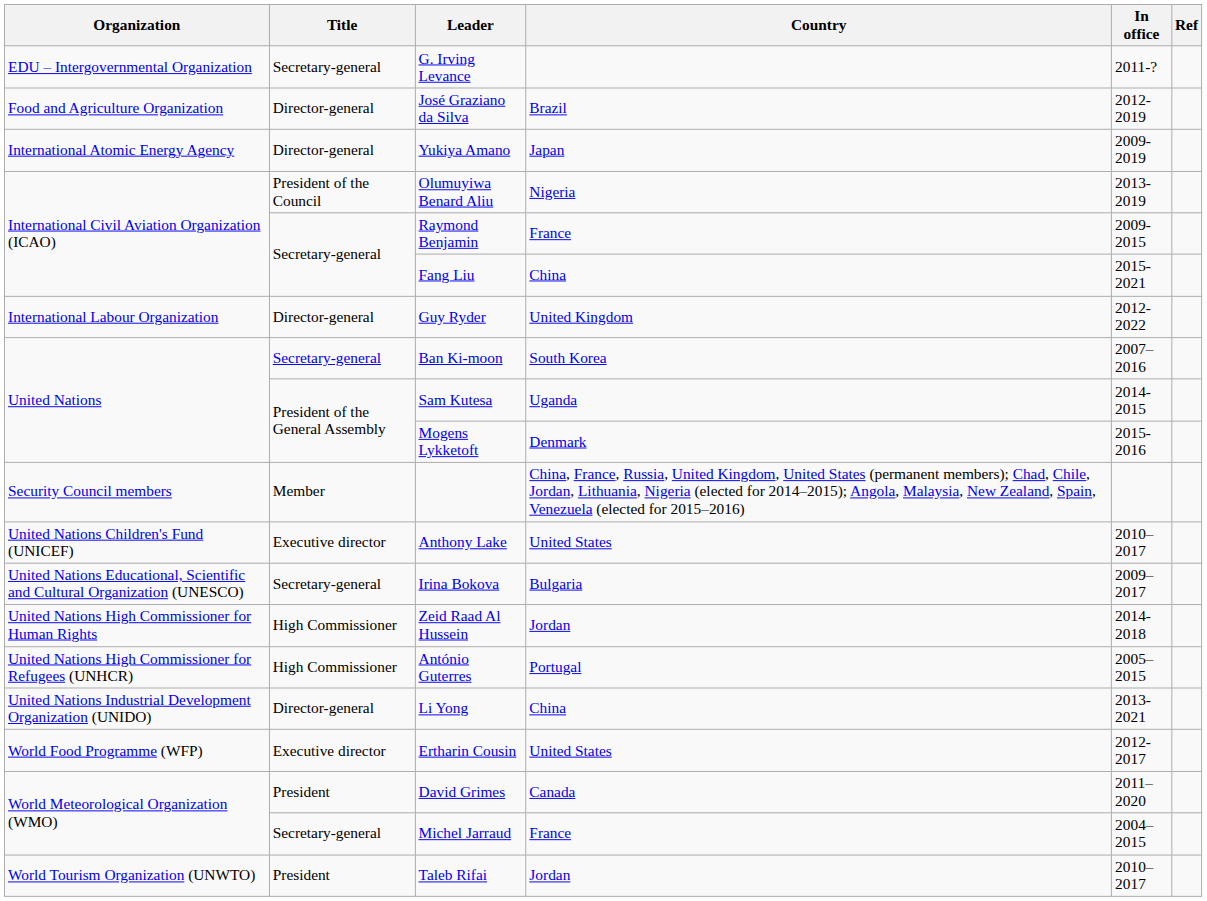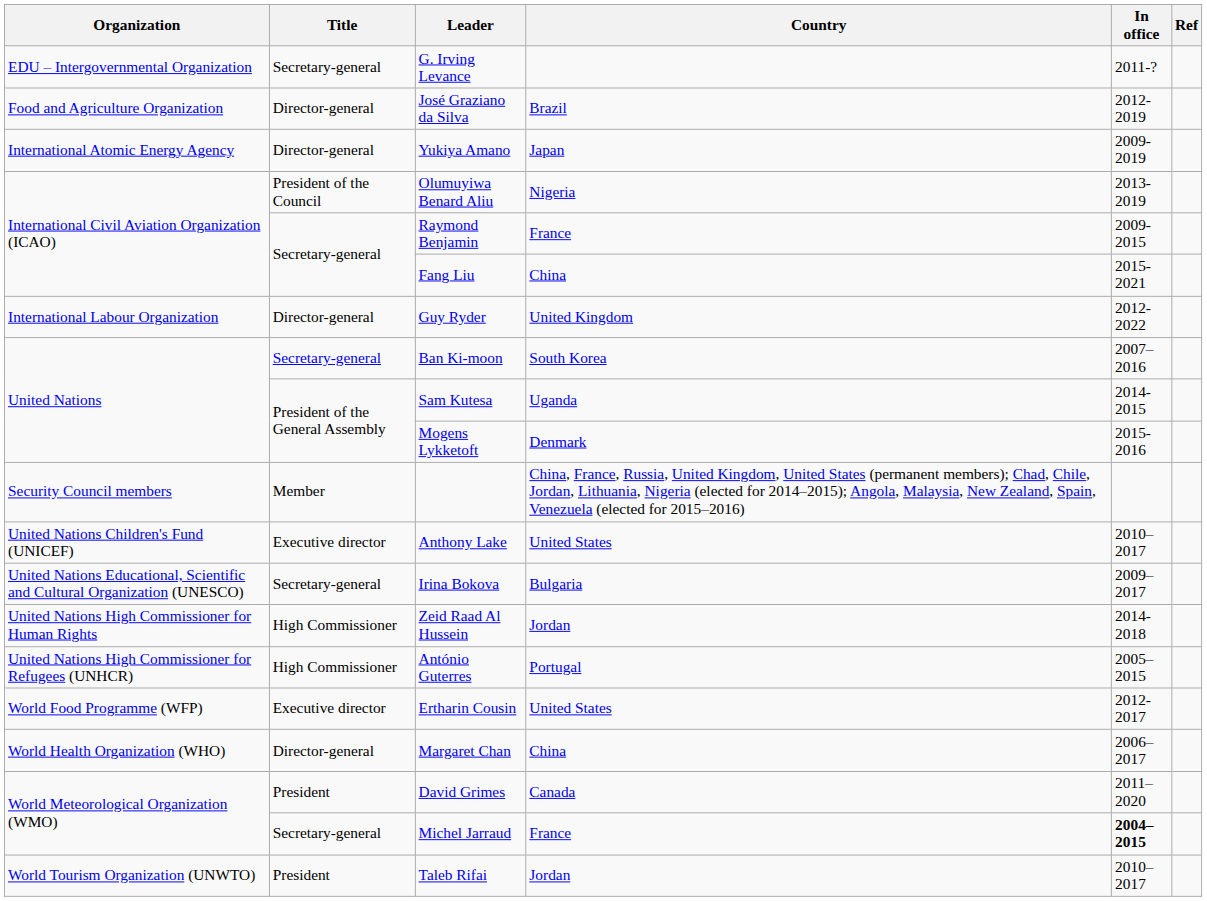- row: (443, 708)
+ row: (465, 750)
(1134, 833) normal -> (1134, 833) bold
